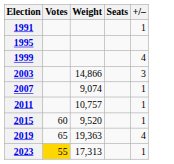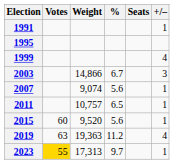+ column: (115, 12)
(63, 136) 65 -> (63, 136) 63
